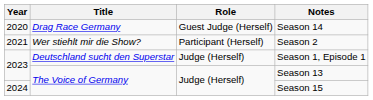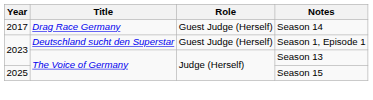(17, 27) 2020 -> (17, 27) 2017
- row: (297, 42)
(211, 57) Judge (Herself) -> (226, 42) Guest Judge (Herself)
(17, 88) 2024 -> (17, 73) 2025
